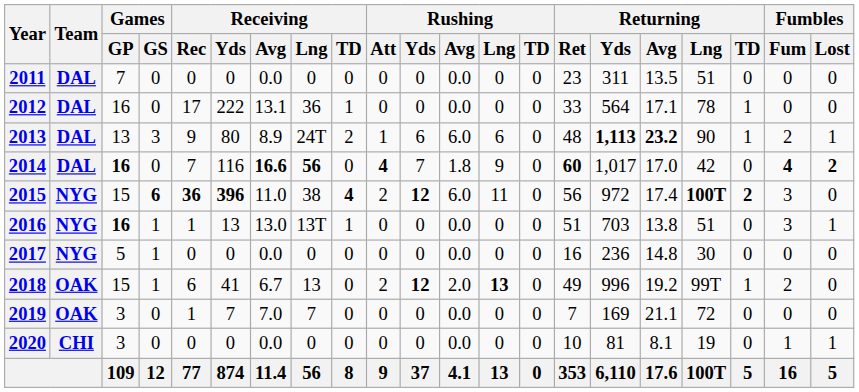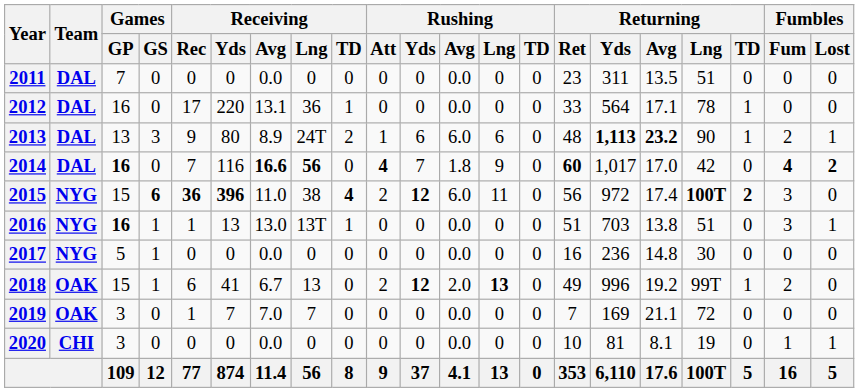(230, 107) 222 -> (230, 107) 220
